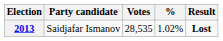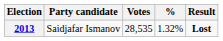(170, 28) 1.02% -> (170, 28) 1.32%
